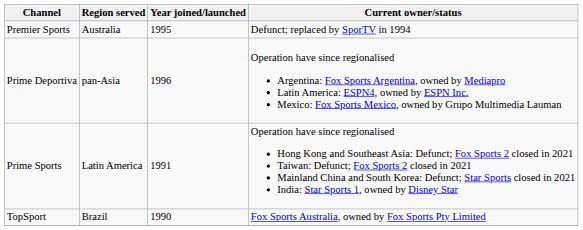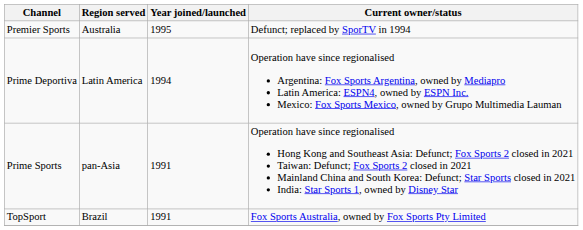(101, 80) pan-Asia -> (112, 80) Latin America
(161, 80) 1996 -> (161, 80) 1994
(112, 166) Latin America -> (101, 166) pan-Asia
(161, 217) 1990 -> (161, 217) 1991
